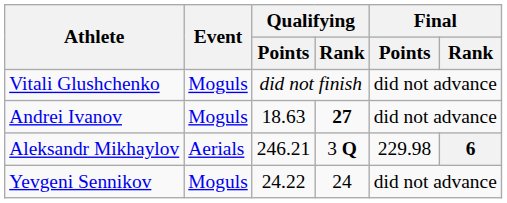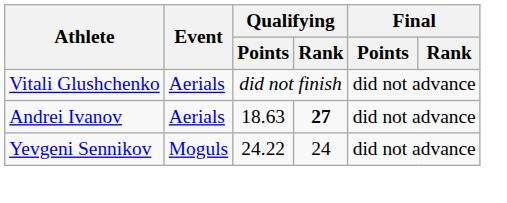(218, 85) Moguls -> (197, 85) Aerials
(218, 117) Moguls -> (197, 117) Aerials
- row: (94, 149)
